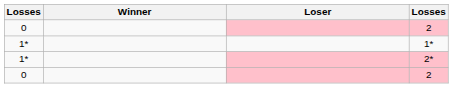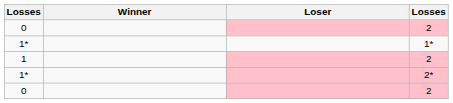+ row: (24, 59)
